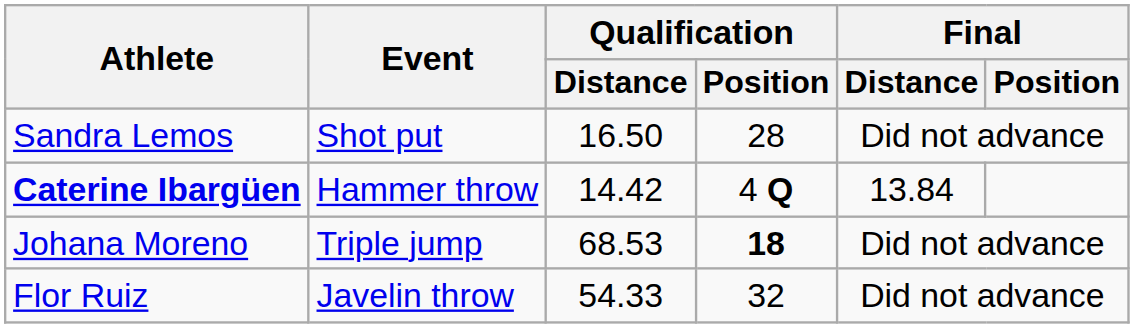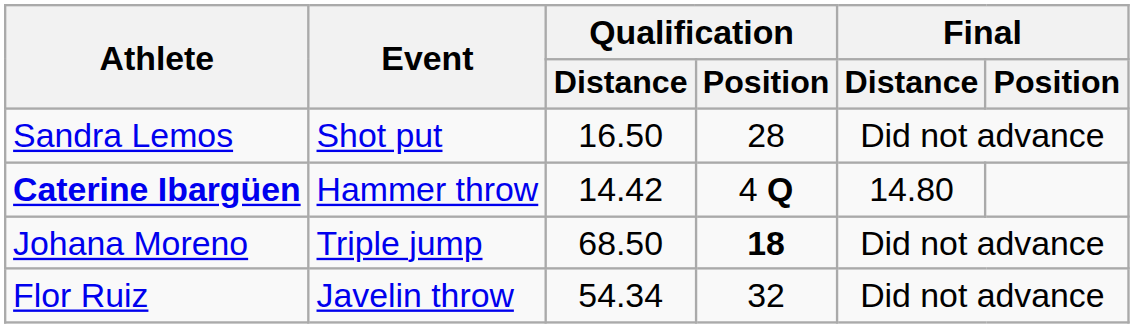(911, 190) 13.84 -> (911, 190) 14.80
(621, 243) 68.53 -> (621, 243) 68.50
(621, 297) 54.33 -> (621, 297) 54.34
